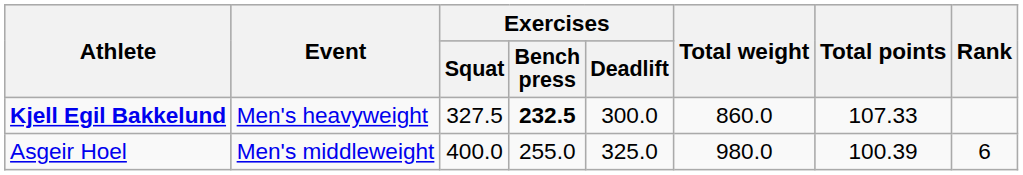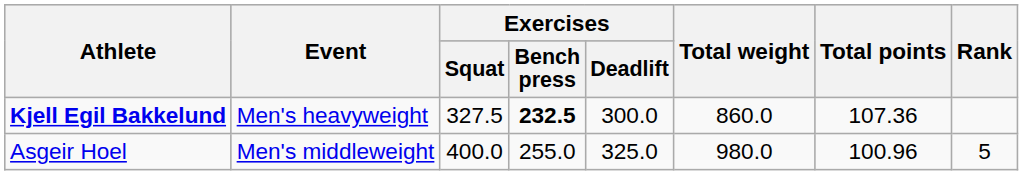(883, 116) 107.33 -> (883, 116) 107.36
(883, 152) 100.39 -> (883, 152) 100.96
(984, 152) 6 -> (984, 152) 5
